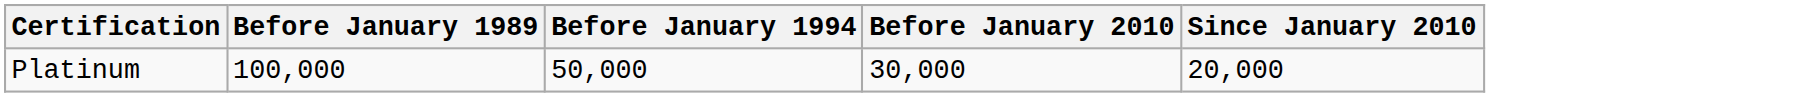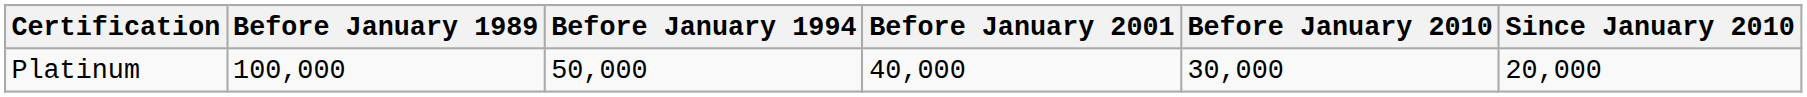+ column: (1022, 27)
